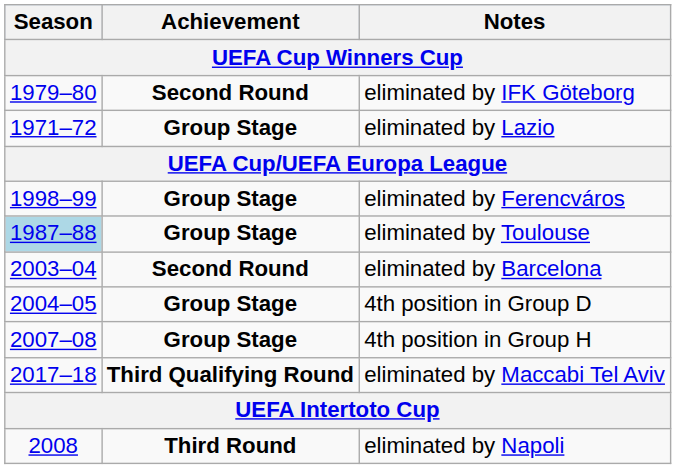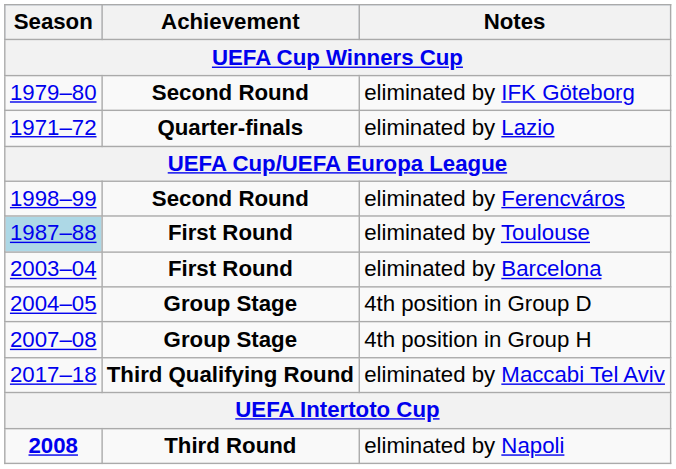(230, 127) Group Stage -> (230, 127) Quarter-finals
(230, 198) Group Stage -> (230, 198) Second Round
(230, 233) Group Stage -> (230, 233) First Round
(230, 269) Second Round -> (230, 269) First Round
(53, 445) normal -> (53, 445) bold
